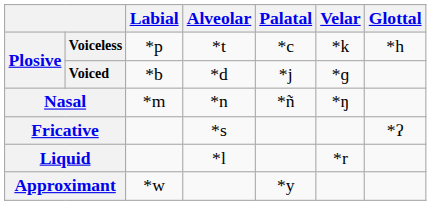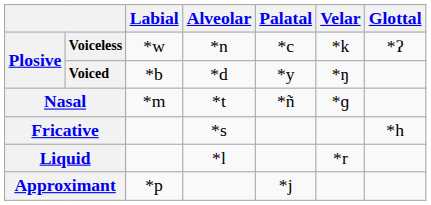(154, 46) *p -> (154, 46) *w
(219, 46) *t -> (219, 46) *n
(395, 46) *h -> (395, 46) *ʔ
(286, 74) *j -> (286, 74) *y
(340, 74) *ɡ -> (340, 74) *ŋ
(219, 102) *n -> (219, 102) *t
(340, 102) *ŋ -> (340, 102) *ɡ
(395, 130) *ʔ -> (395, 130) *h
(154, 185) *w -> (154, 185) *p
(286, 185) *y -> (286, 185) *j
